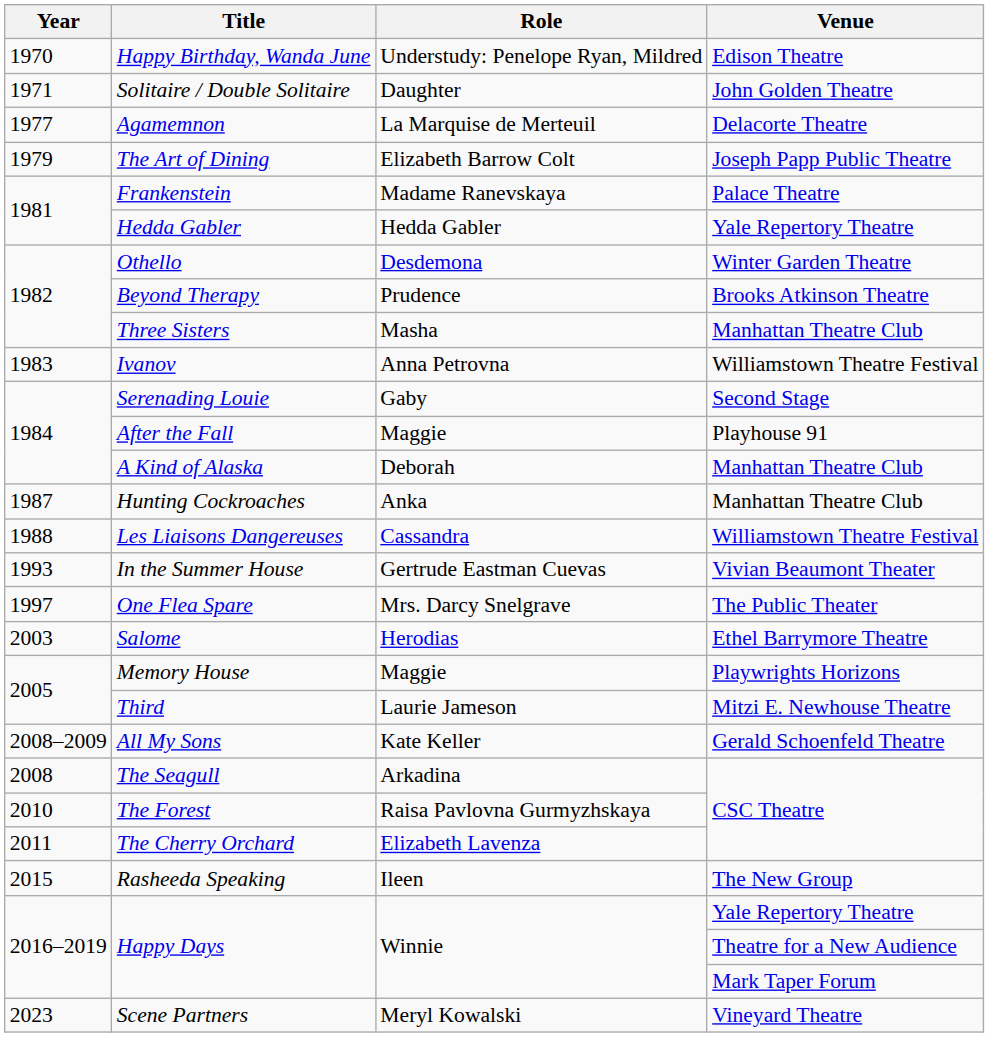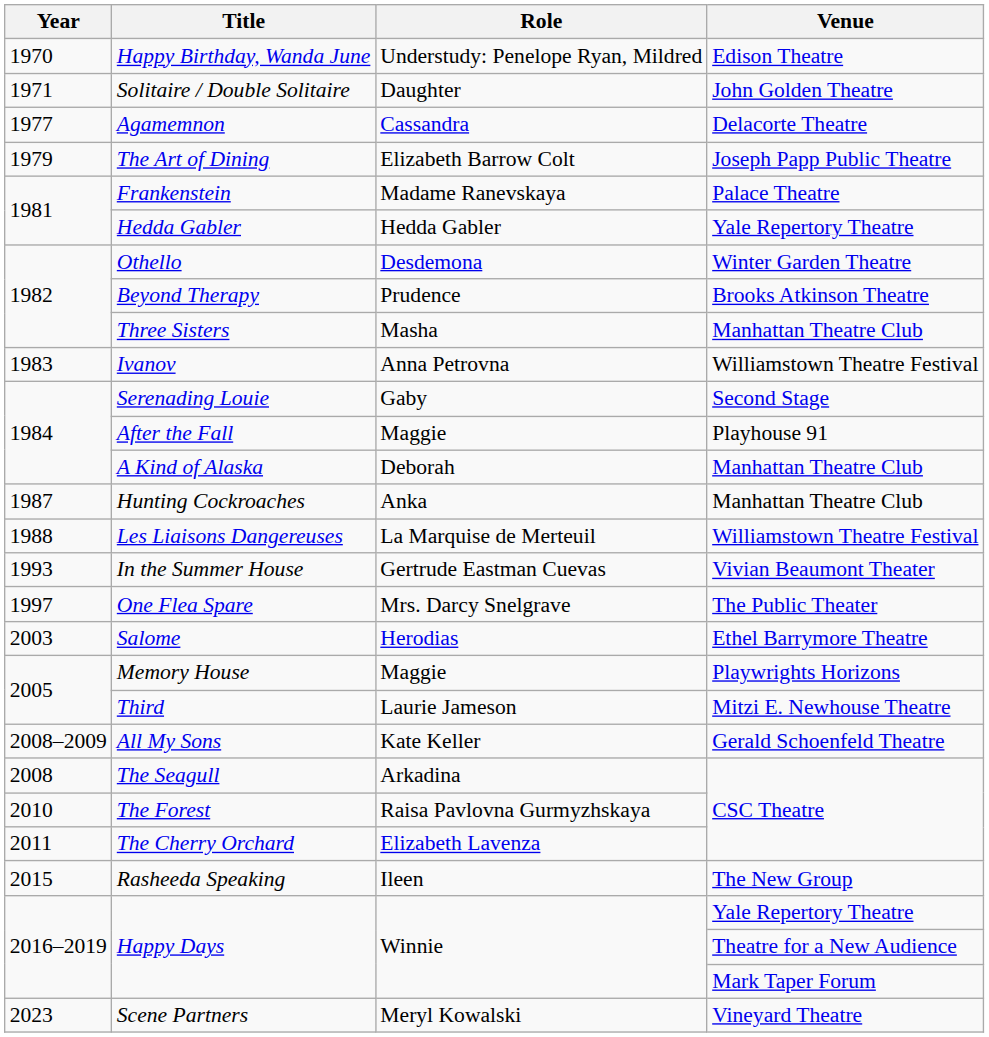(488, 124) La Marquise de Merteuil -> (425, 124) Cassandra
(425, 535) Cassandra -> (488, 535) La Marquise de Merteuil
